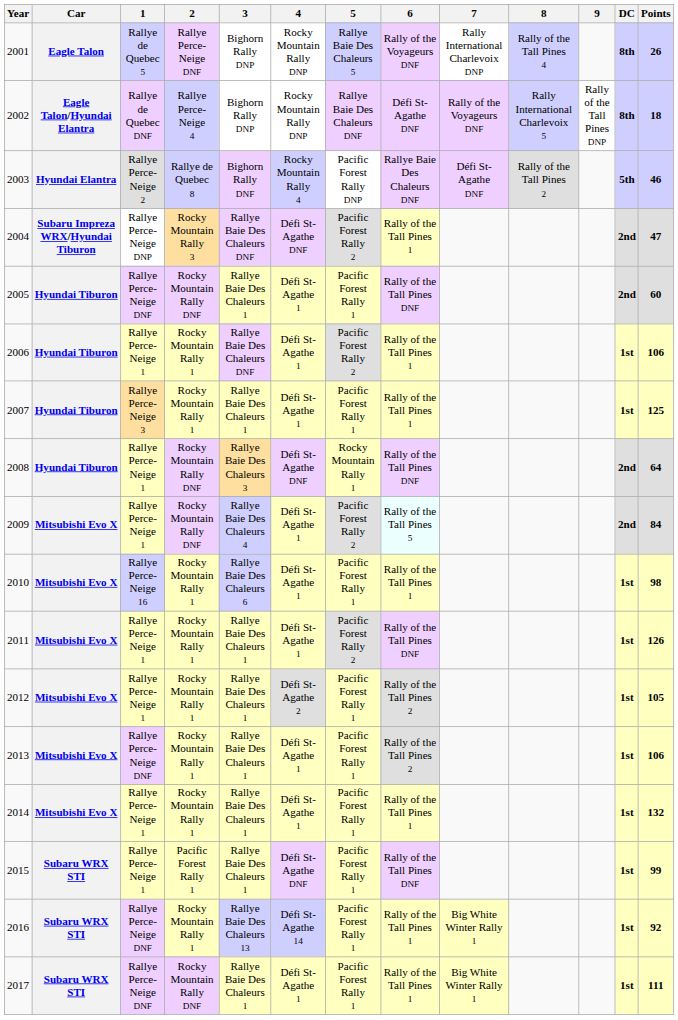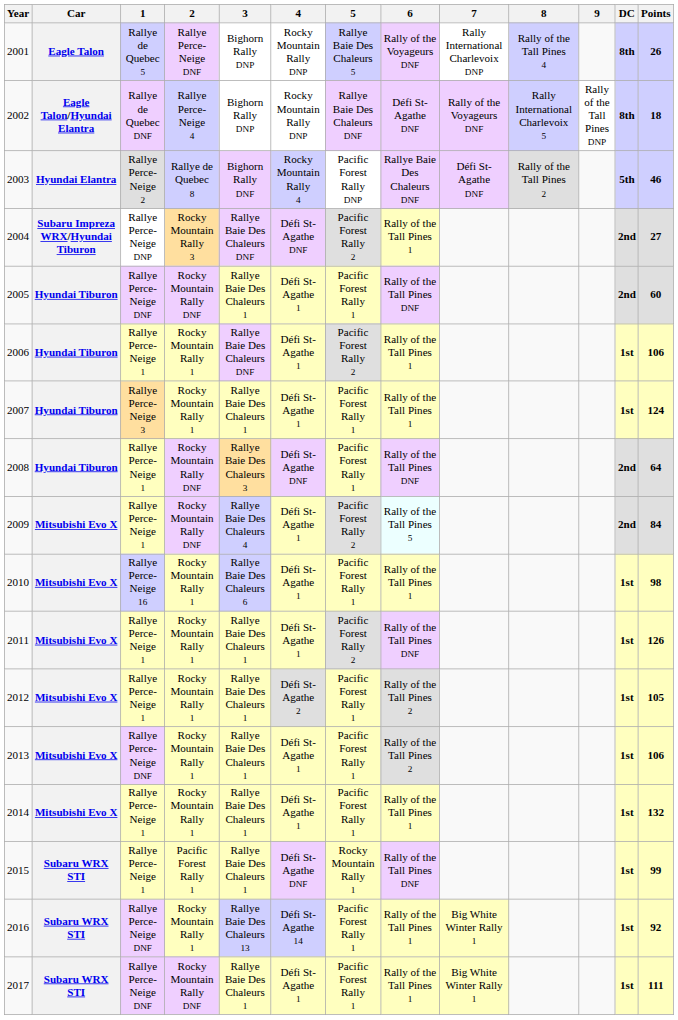(656, 237) 47 -> (656, 237) 27
(656, 410) 125 -> (656, 410) 124
(353, 467) Rocky Mountain Rally 1 -> (353, 467) Pacific Forest Rally 1
(353, 870) Pacific Forest Rally 1 -> (353, 870) Rocky Mountain Rally 1
